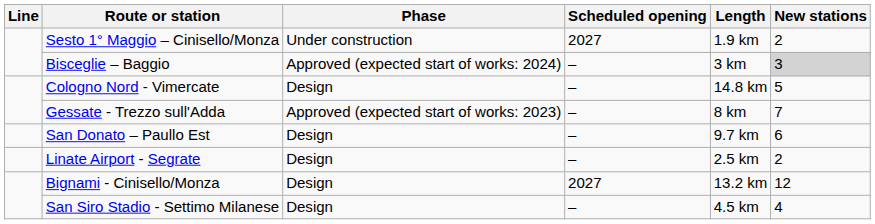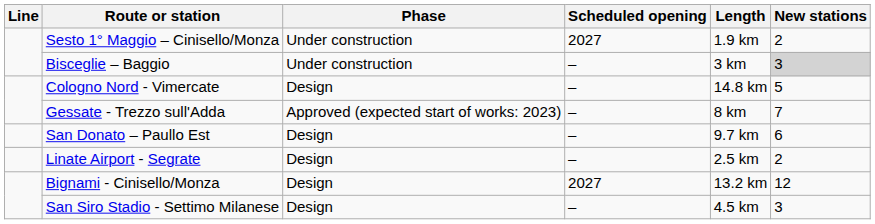(424, 64) Approved (expected start of works: 2024) -> (349, 64) Under construction
(778, 207) 4 -> (778, 207) 3
